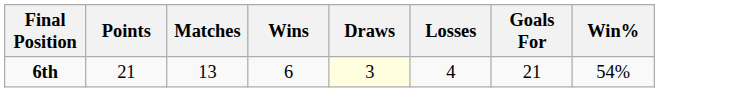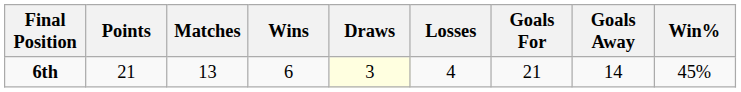+ column: (613, 30)
(613, 71) 54% -> (694, 71) 45%
